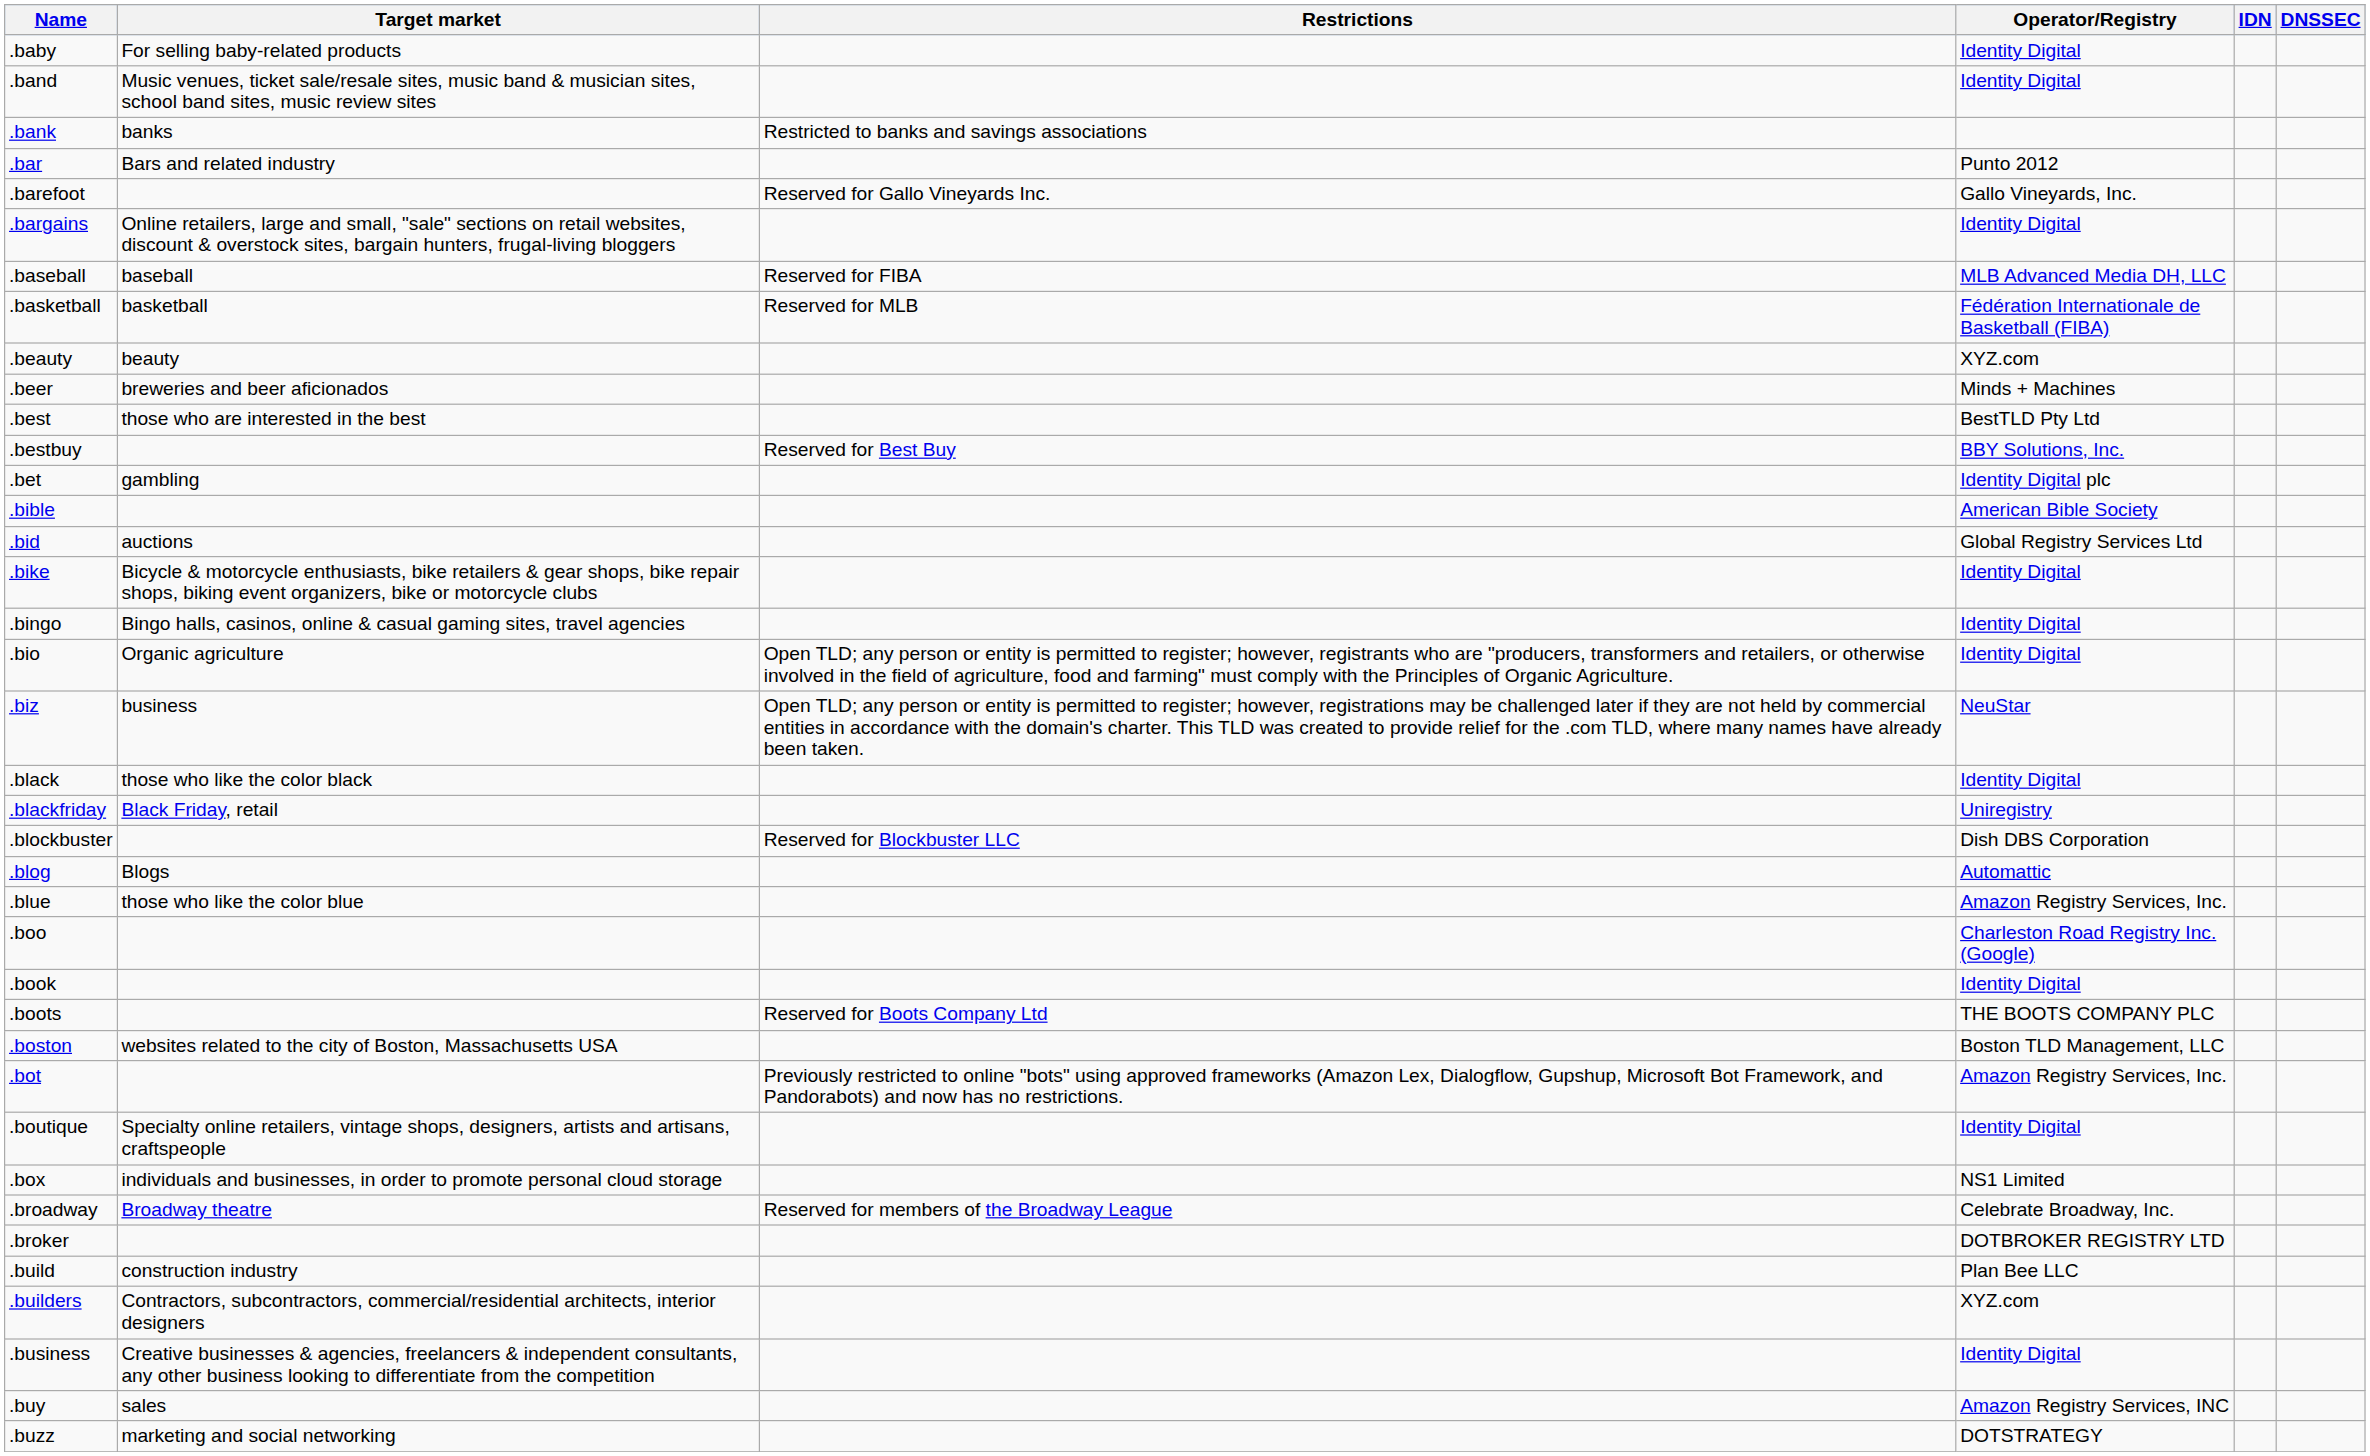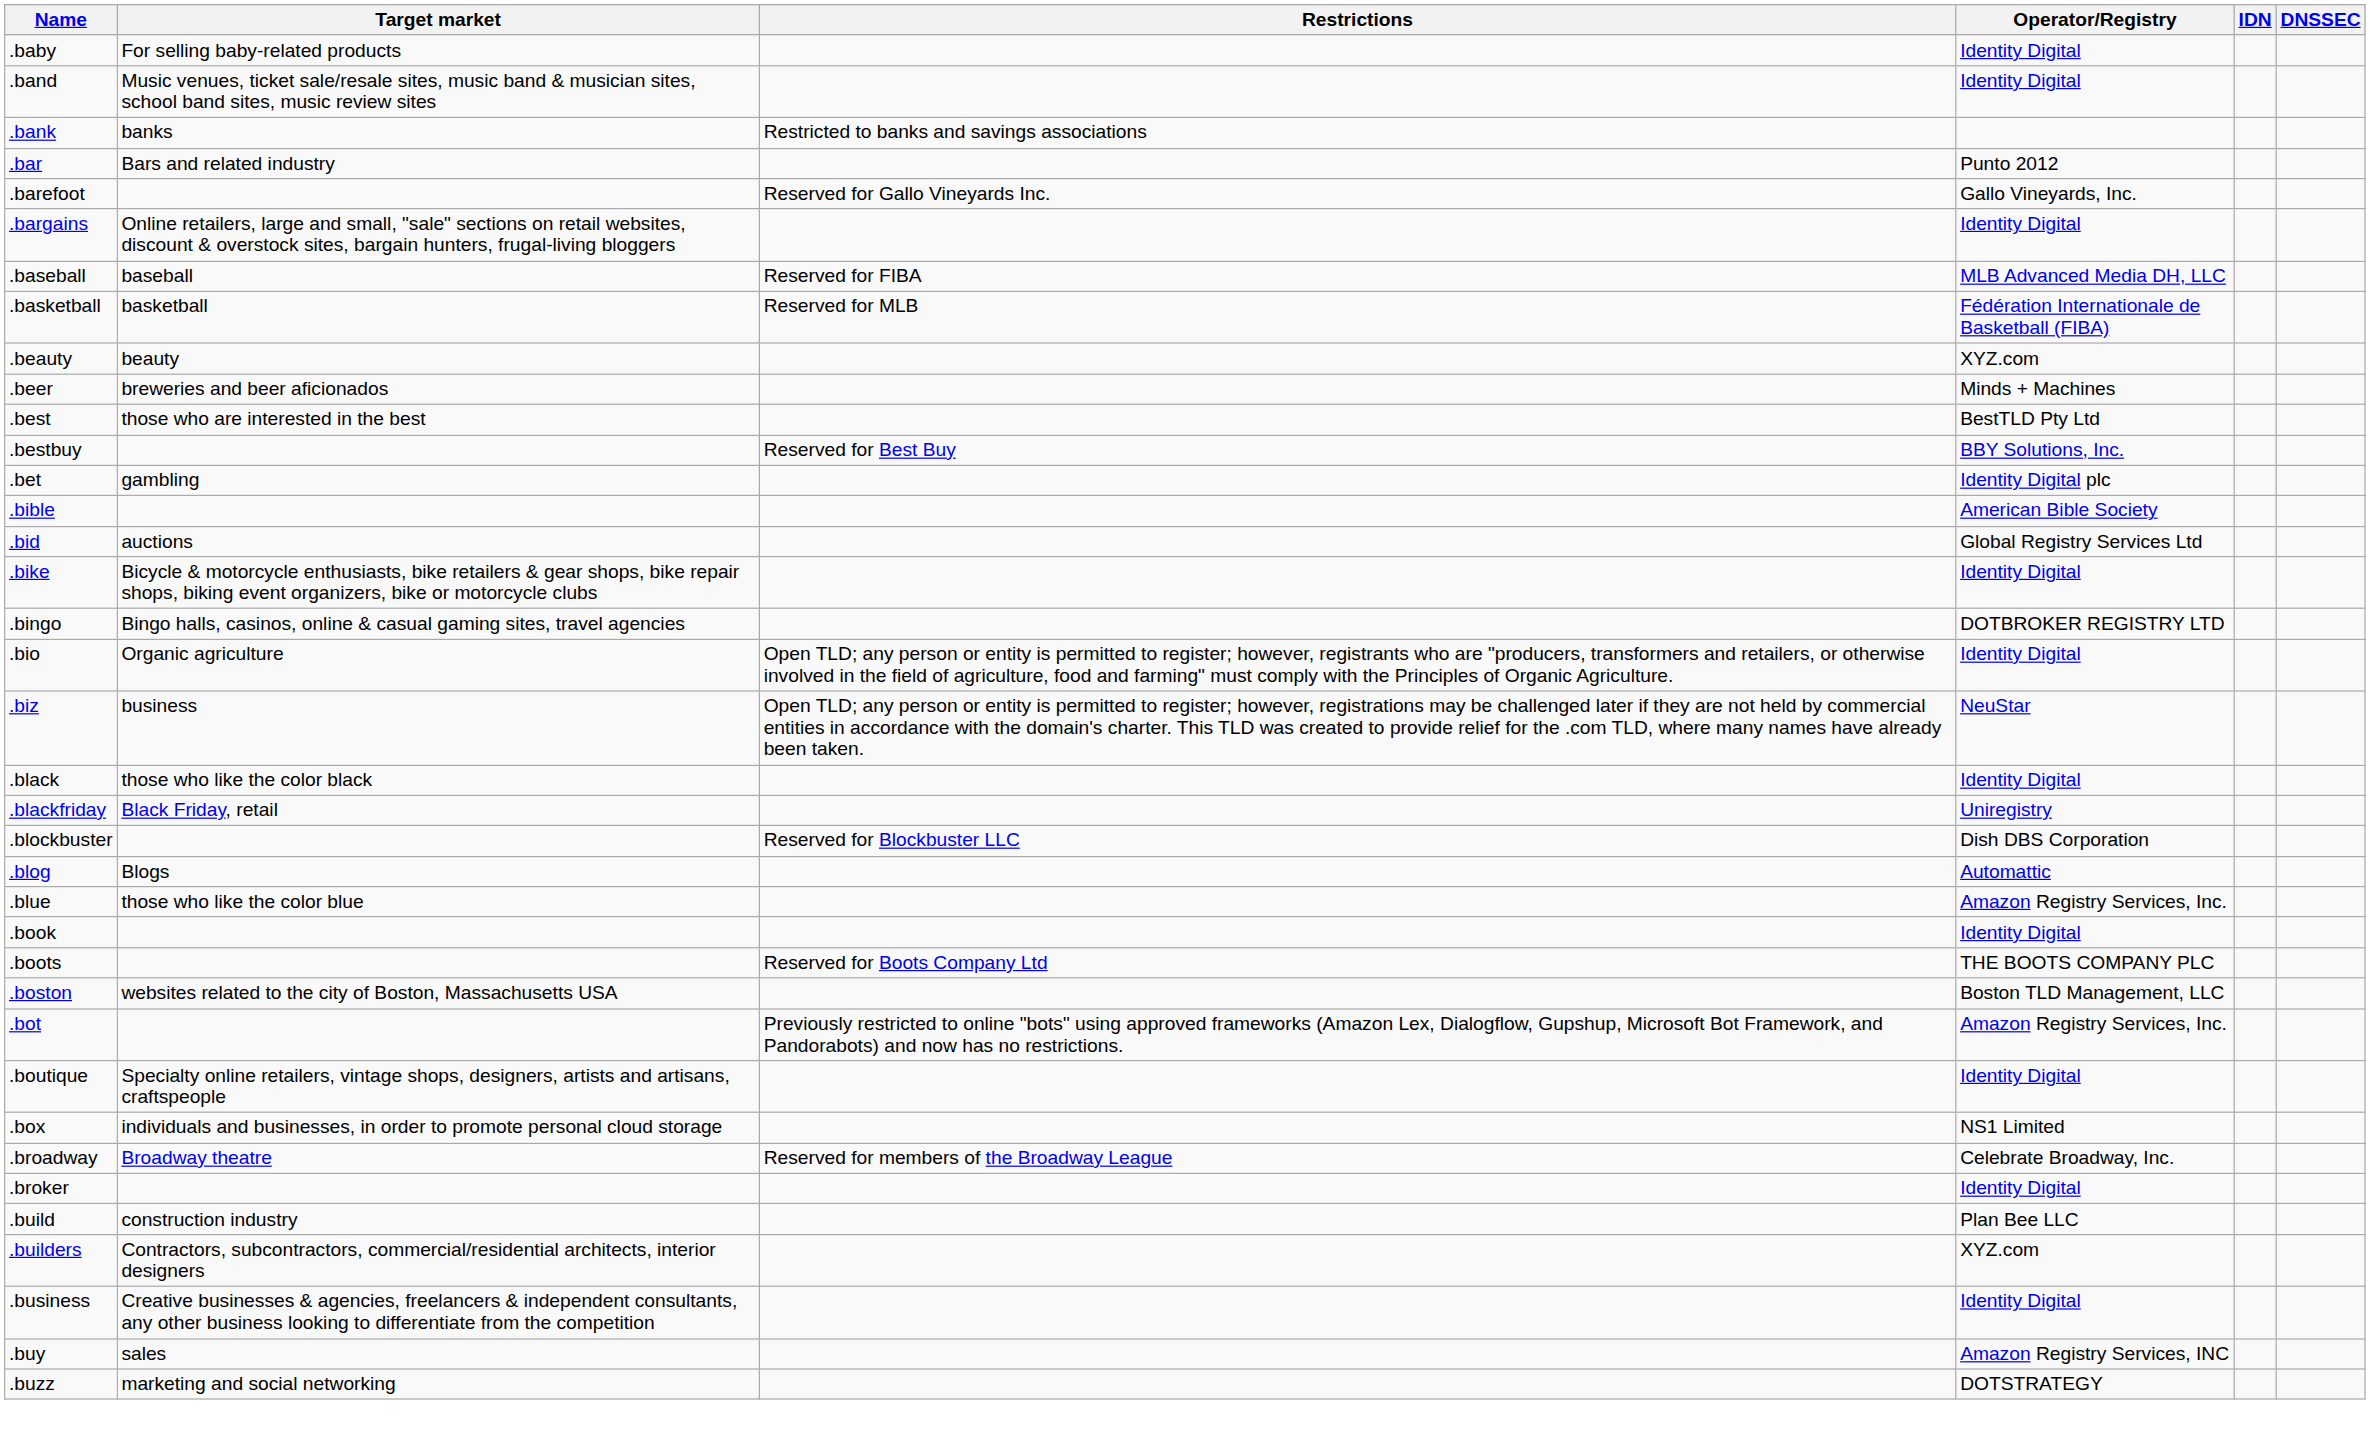(2020, 623) Identity Digital -> (2092, 623) DOTBROKER REGISTRY LTD
- row: (28, 932)
(2092, 1240) DOTBROKER REGISTRY LTD -> (2020, 1188) Identity Digital
